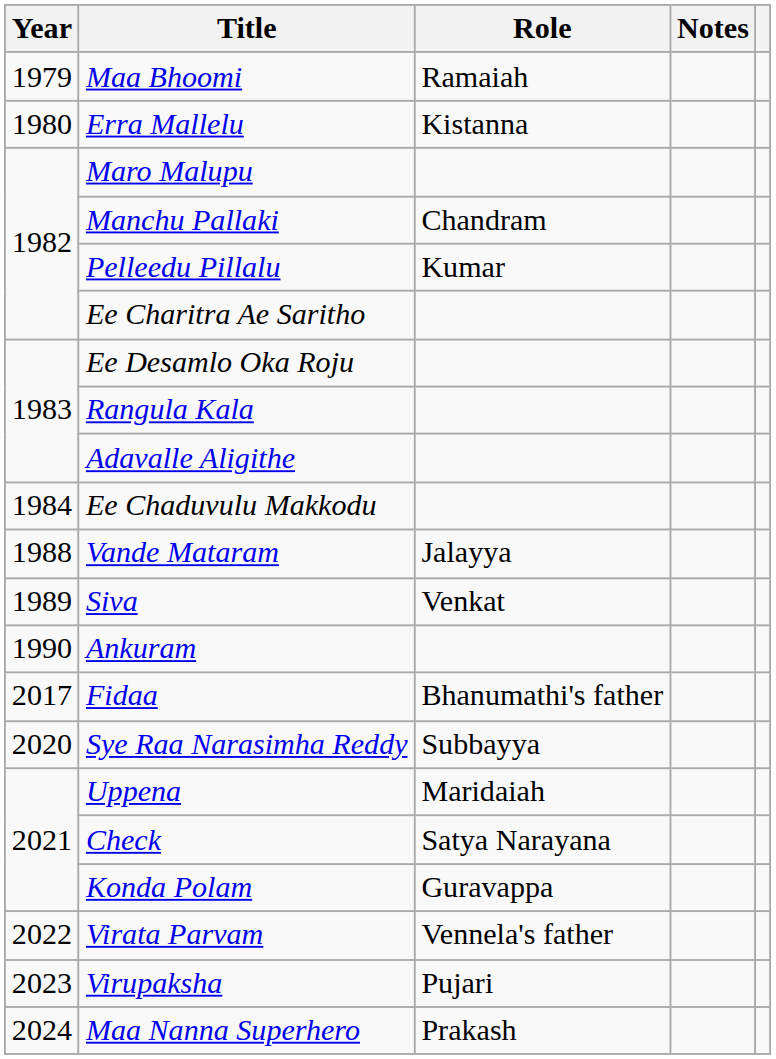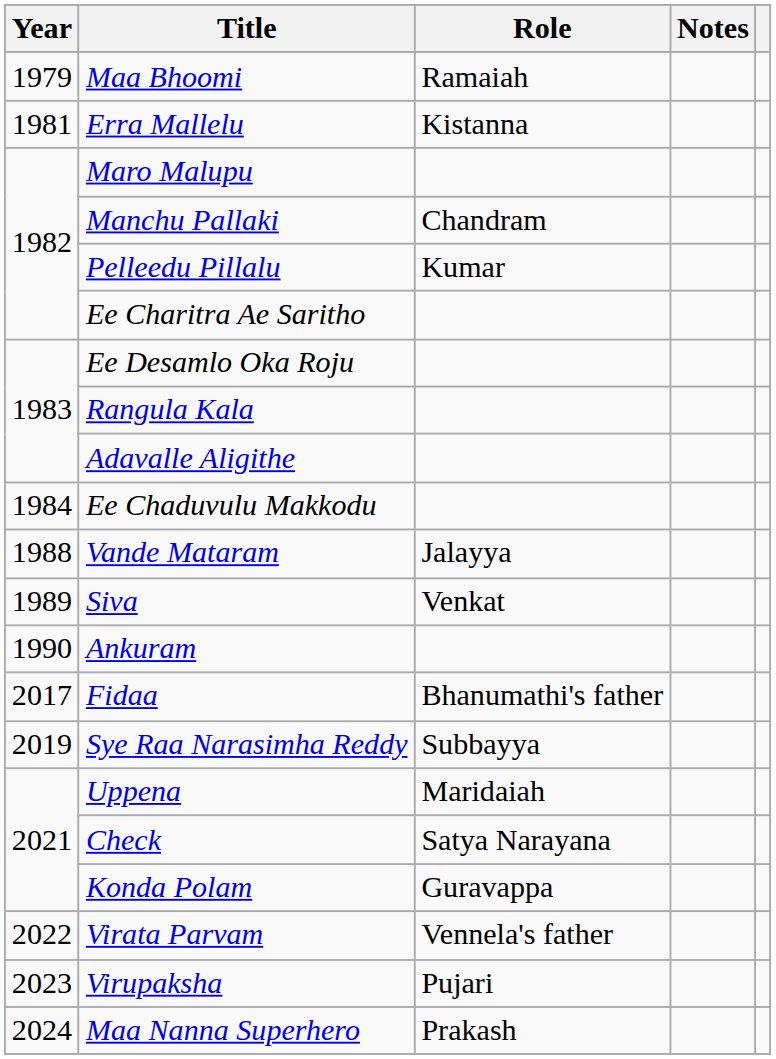(42, 123) 1980 -> (42, 123) 1981
(42, 743) 2020 -> (42, 743) 2019
